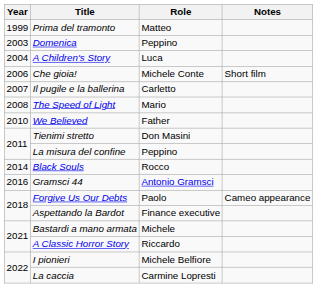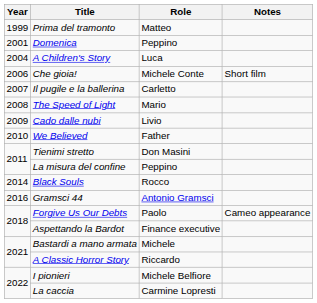(17, 43) 2003 -> (17, 43) 2001
+ row: (67, 120)
